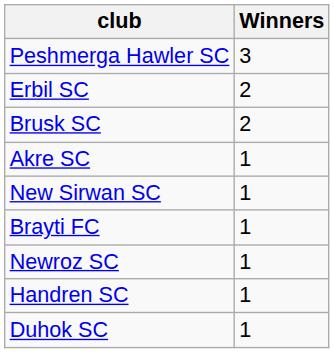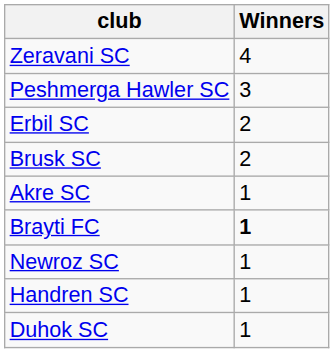+ row: (70, 55)
- row: (85, 192)
(245, 227) normal -> (245, 227) bold
